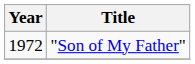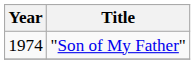(26, 45) 1972 -> (26, 45) 1974
